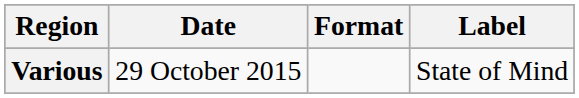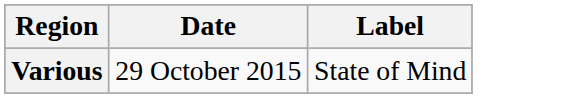- column: (359, 26)
